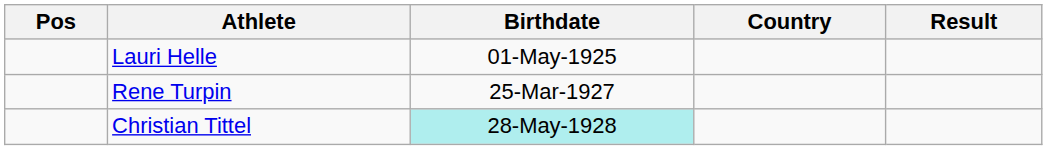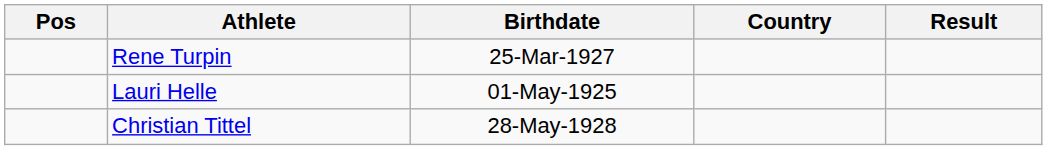rows swapped: (165, 56) <-> (172, 91)
(552, 126) paleturquoise background -> (552, 126) no background
